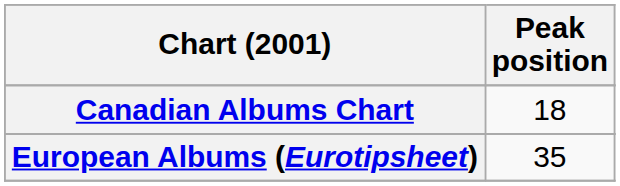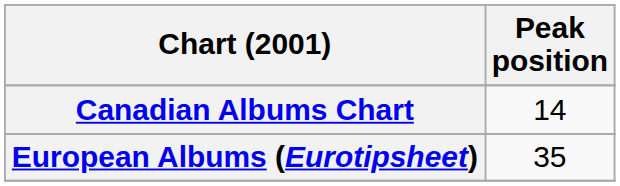(550, 109) 18 -> (550, 109) 14
